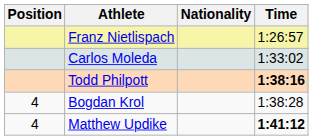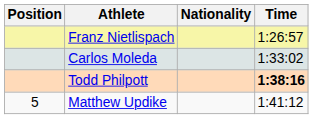- row: (106, 102)
(35, 124) 4 -> (35, 102) 5
(281, 124) bold -> (281, 102) normal
